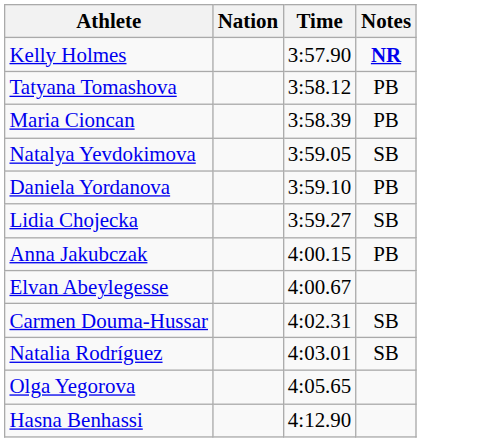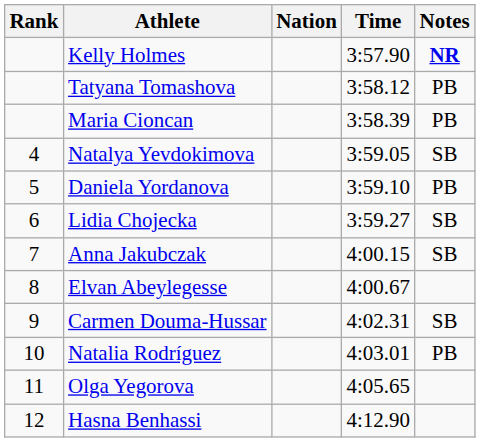+ column: (34, 21)
(386, 253) PB -> (445, 253) SB
(386, 353) SB -> (445, 353) PB
